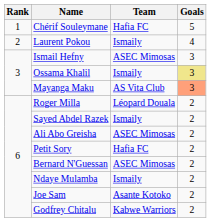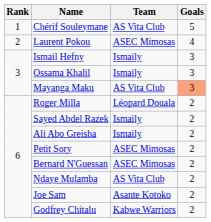(131, 27) Hafia FC -> (139, 27) AS Vita Club
(127, 42) Ismaily -> (144, 42) ASEC Mimosas
(144, 57) ASEC Mimosas -> (127, 57) Ismaily
(192, 73) khaki background -> (192, 73) no background
(144, 133) ASEC Mimosas -> (127, 133) Ismaily
(131, 149) Hafia FC -> (144, 149) ASEC Mimosas
(127, 179) Ismaily -> (139, 179) AS Vita Club
